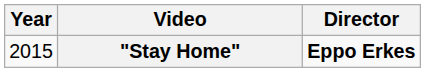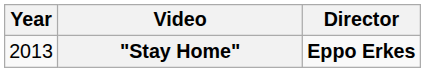(31, 51) 2015 -> (31, 51) 2013
